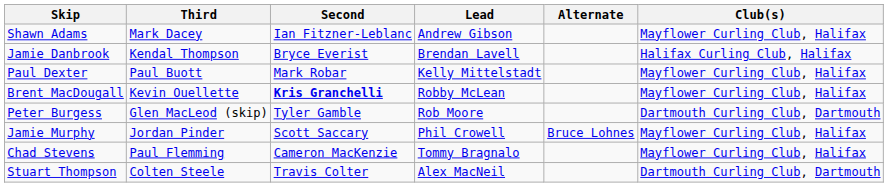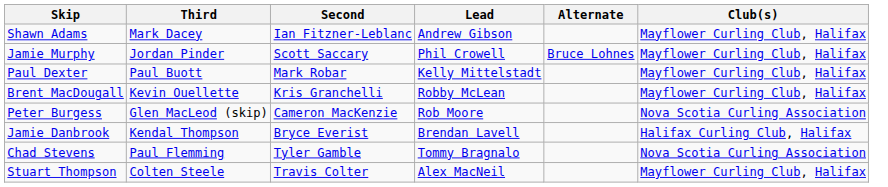rows swapped: (58, 54) <-> (51, 133)
(328, 93) bold -> (328, 93) normal
(317, 113) Tyler Gamble -> (336, 113) Cameron MacKenzie
(760, 113) Dartmouth Curling Club, Dartmouth -> (753, 113) Nova Scotia Curling Association
(336, 152) Cameron MacKenzie -> (317, 152) Tyler Gamble
(753, 152) Mayflower Curling Club, Halifax -> (753, 152) Nova Scotia Curling Association
(760, 172) Dartmouth Curling Club, Dartmouth -> (753, 172) Mayflower Curling Club, Halifax
